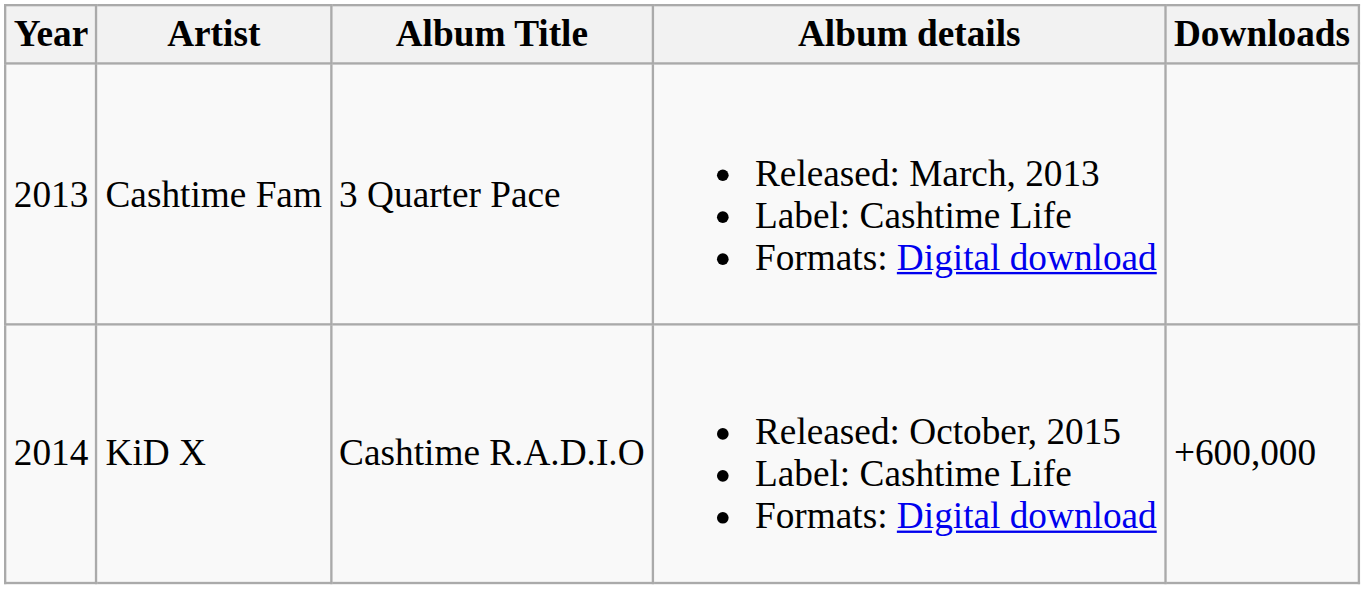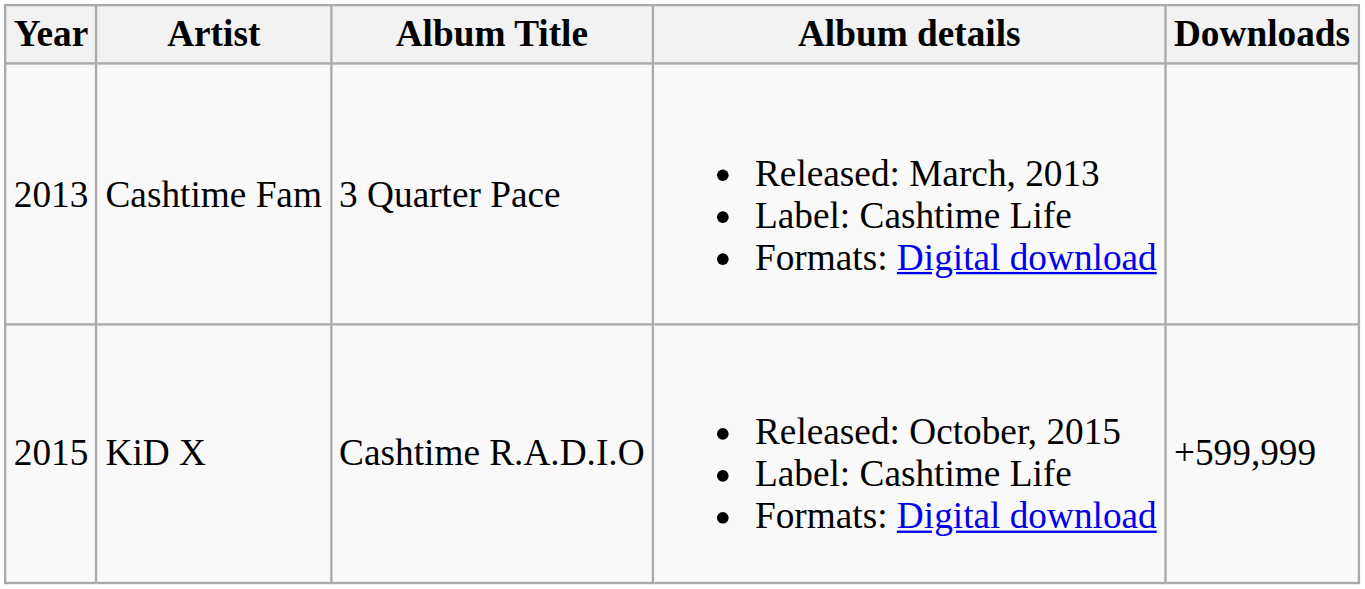(51, 452) 2014 -> (51, 452) 2015
(1245, 452) +600,000 -> (1245, 452) +599,999
